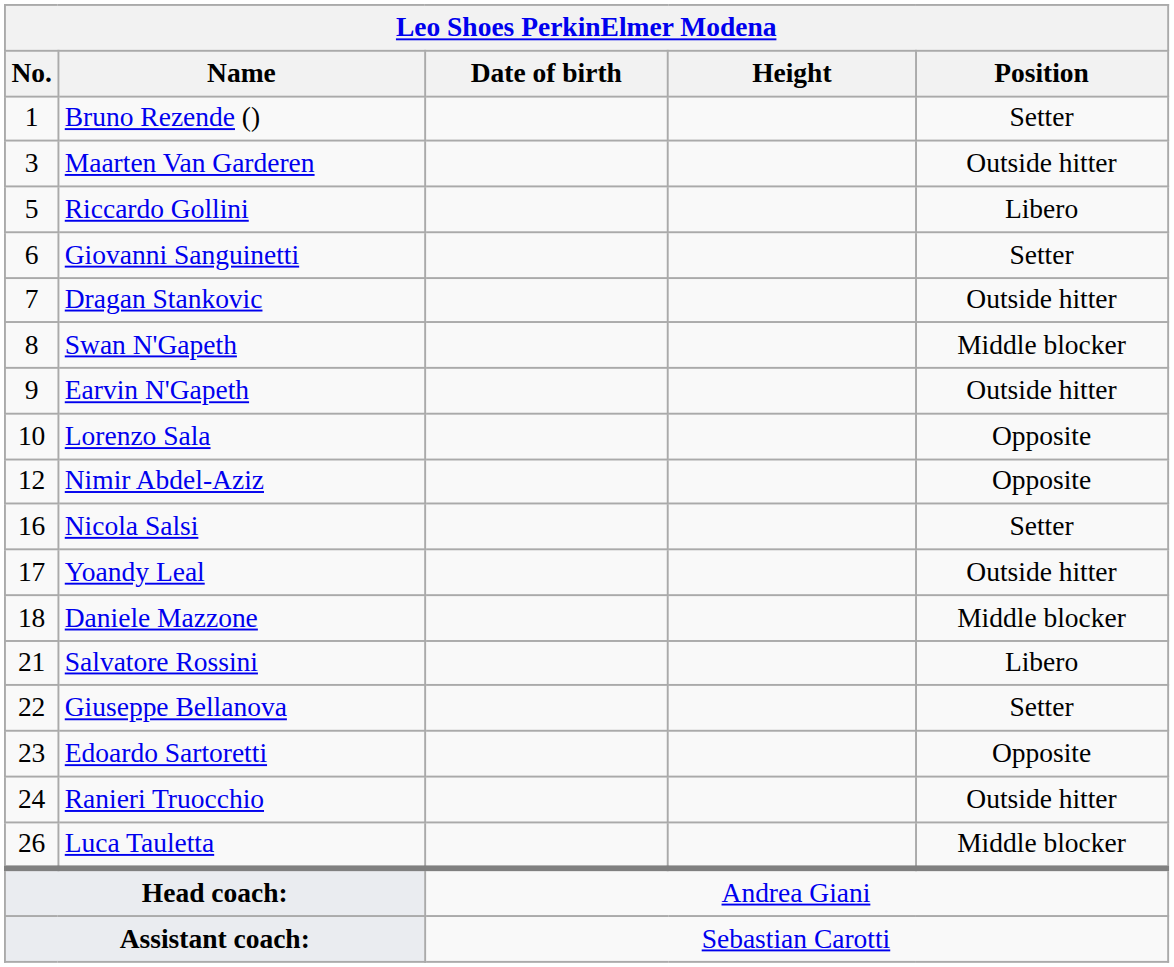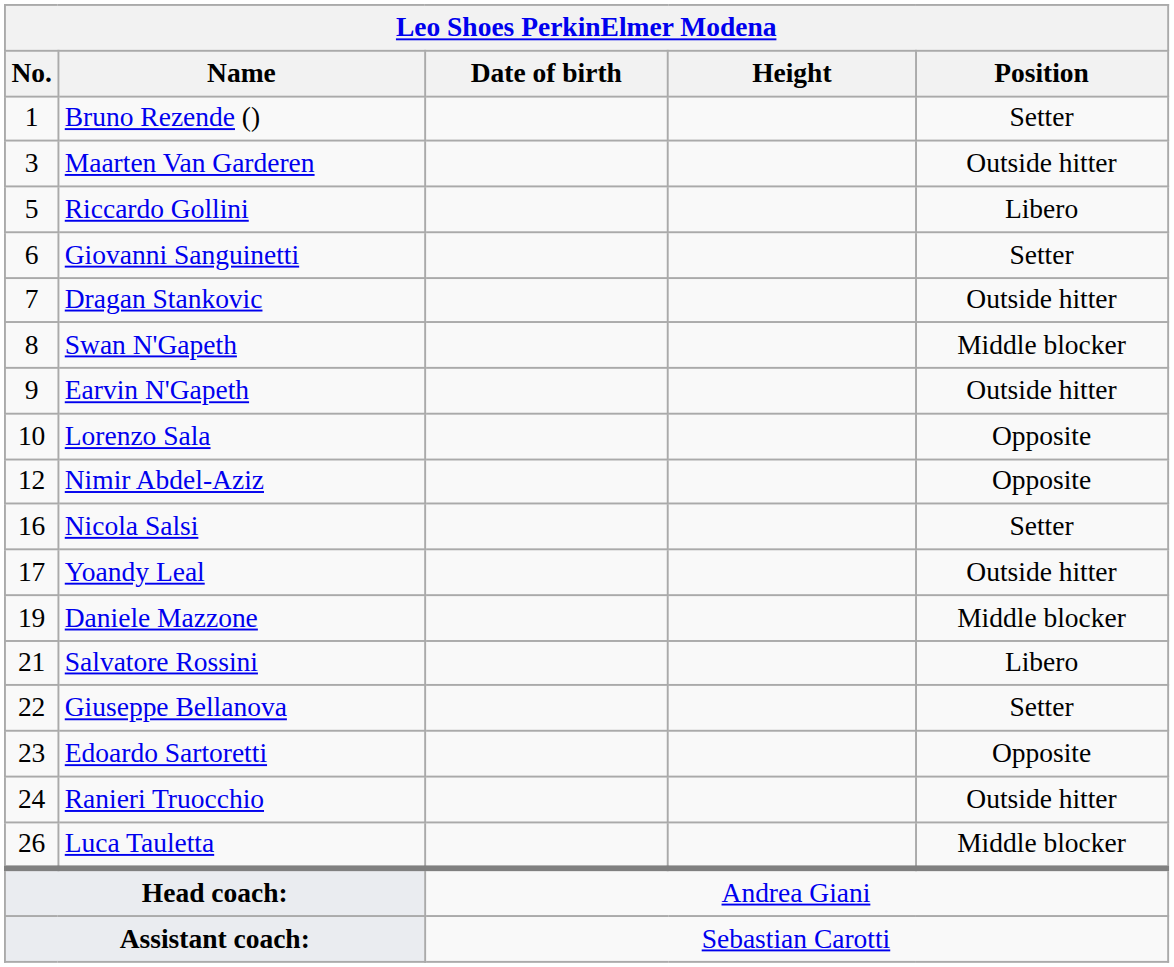(32, 617) 18 -> (32, 617) 19
